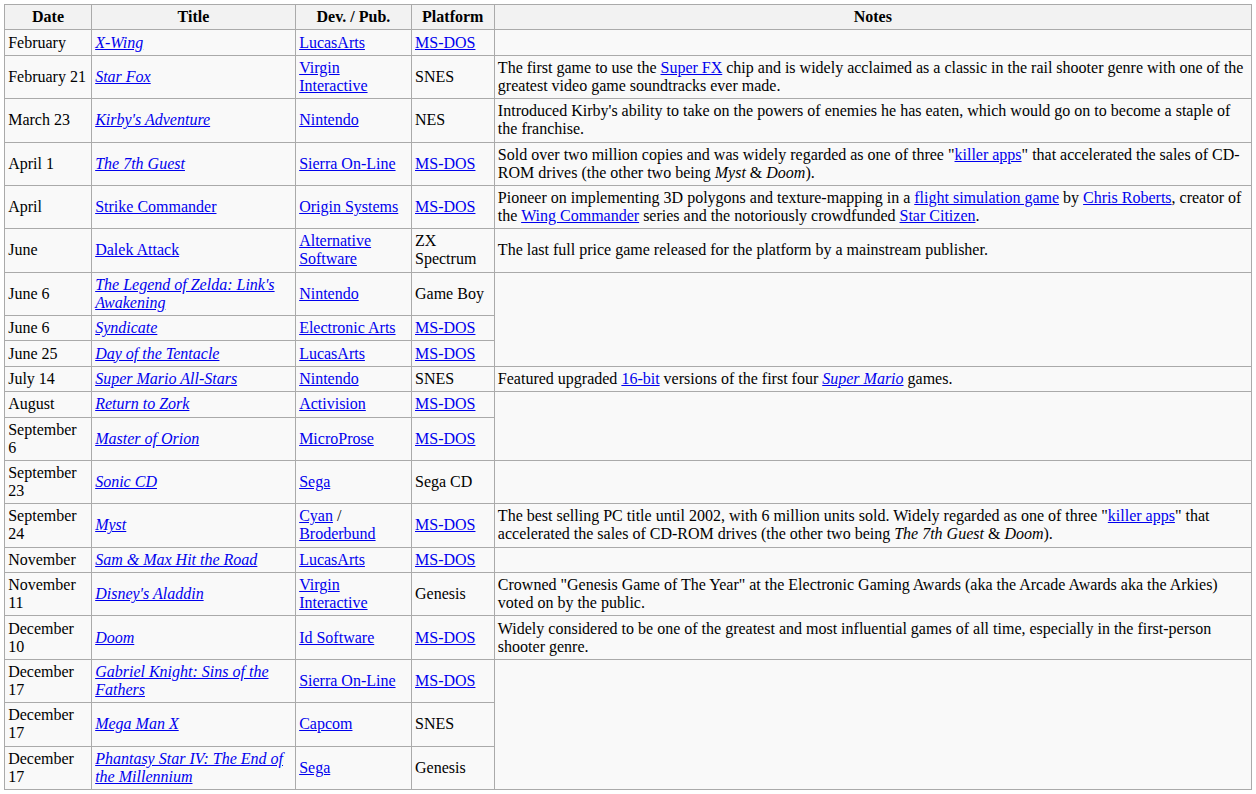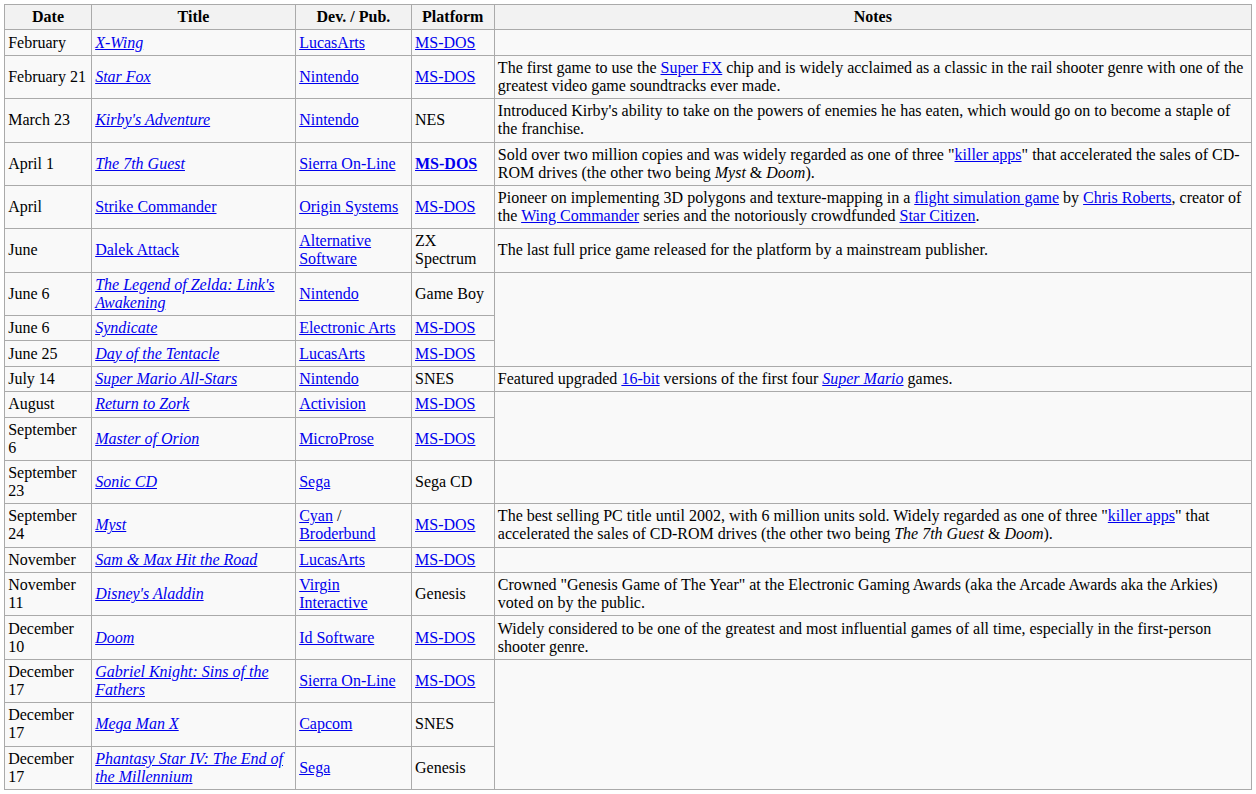(333, 76) Virgin Interactive -> (329, 76) Nintendo
(435, 76) SNES -> (445, 76) MS-DOS
(445, 163) normal -> (446, 163) bold
